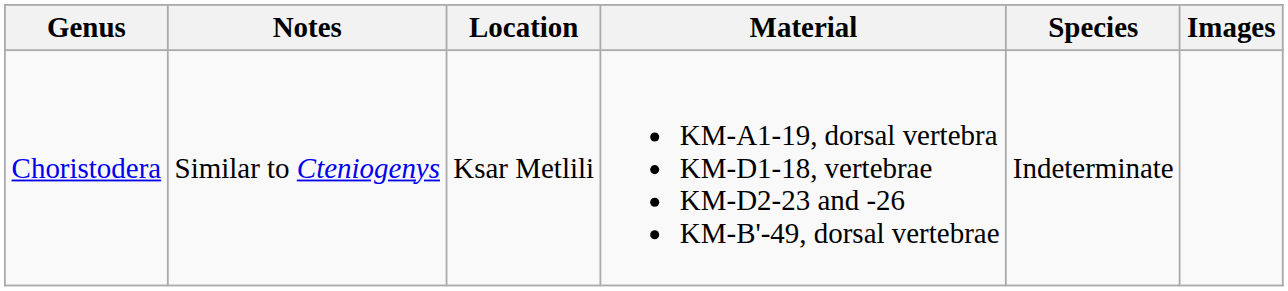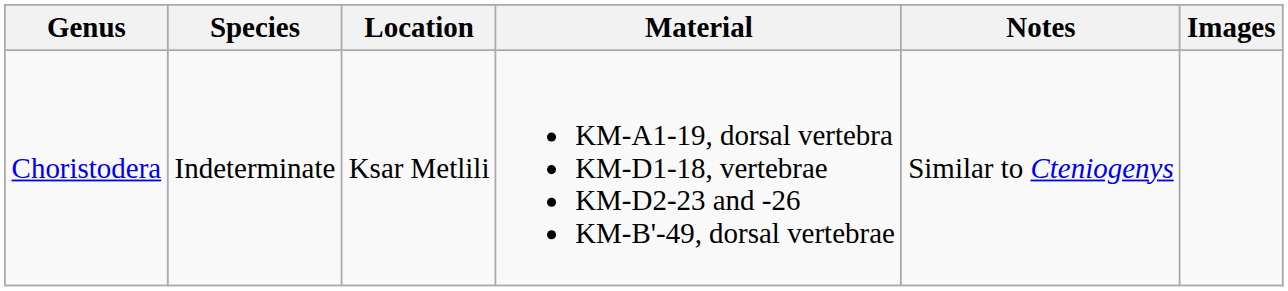columns swapped: (1093, 27) <-> (307, 27)
